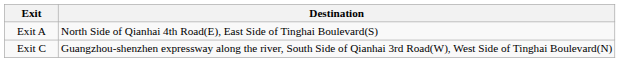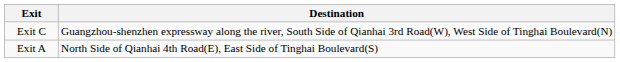rows swapped: (31, 31) <-> (31, 48)
